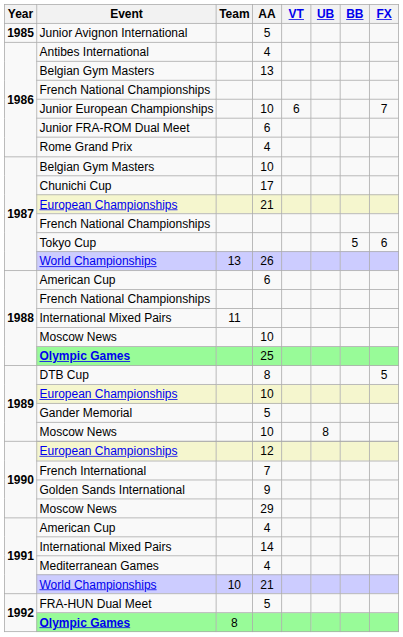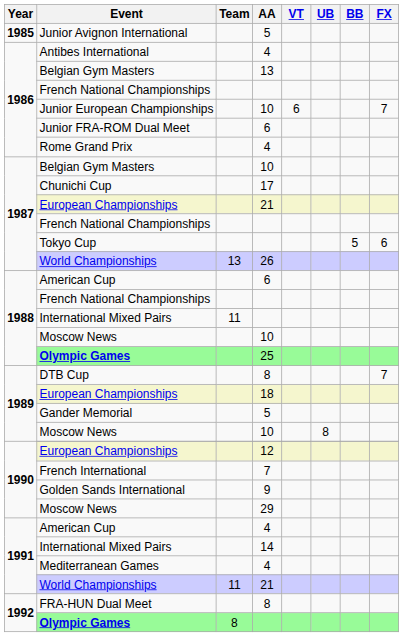(384, 375) 5 -> (384, 375) 7
(267, 394) 10 -> (267, 394) 18
(234, 584) 10 -> (234, 584) 11
(267, 603) 5 -> (267, 603) 8
